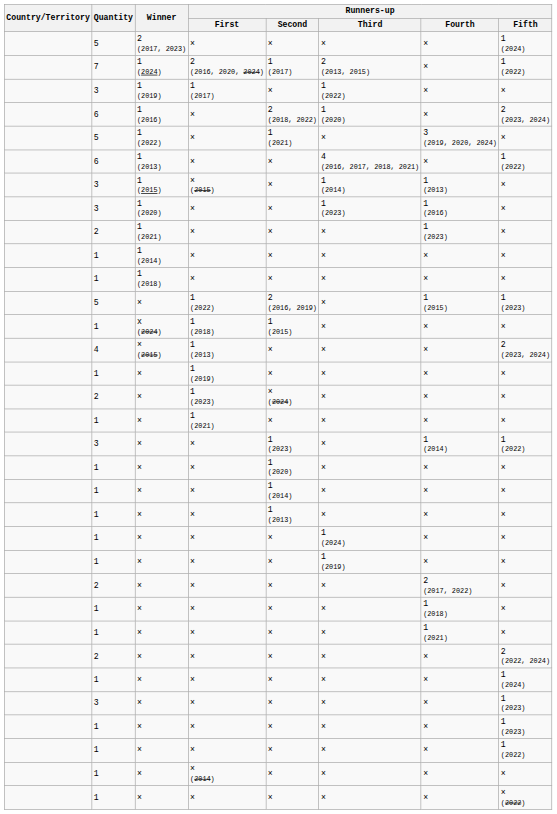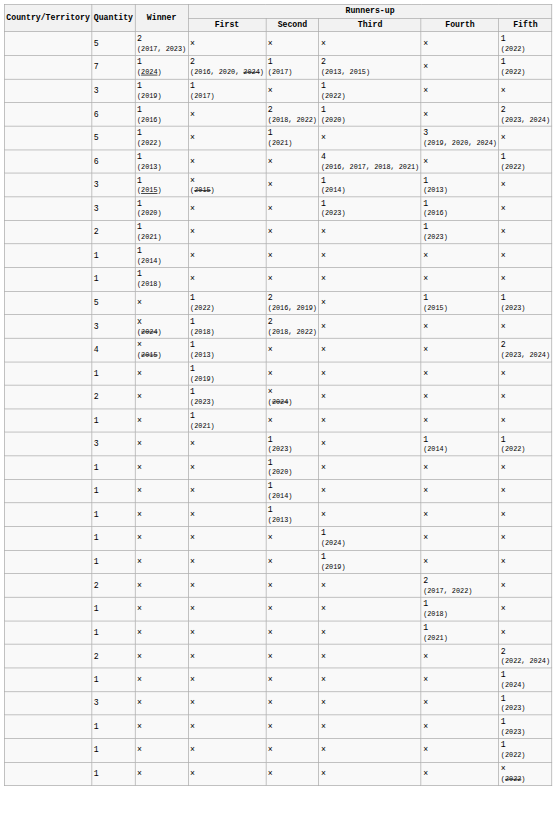(513, 43) 1 (2024) -> (513, 43) 1 (2022)
(96, 326) 1 -> (96, 326) 3
(280, 326) 1 (2015) -> (292, 326) 2 (2018, 2022)
- row: (139, 774)
